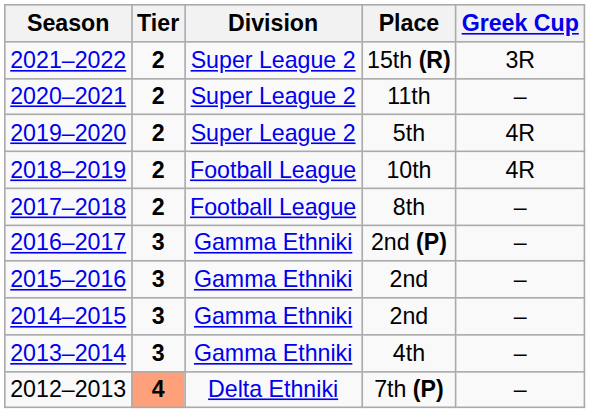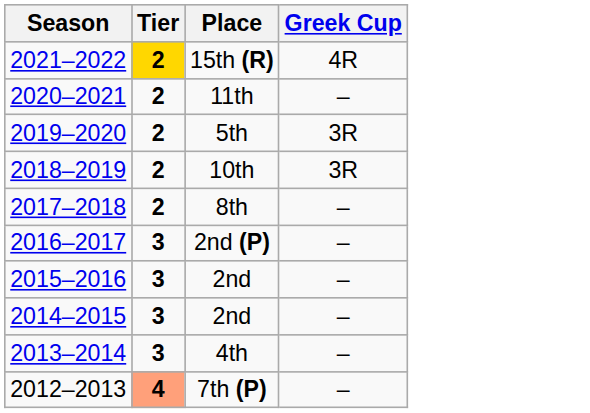- column: (273, 24)
(158, 60) no background -> (158, 60) gold background
(520, 60) 3R -> (343, 60) 4R
(520, 133) 4R -> (343, 133) 3R
(520, 170) 4R -> (343, 170) 3R
